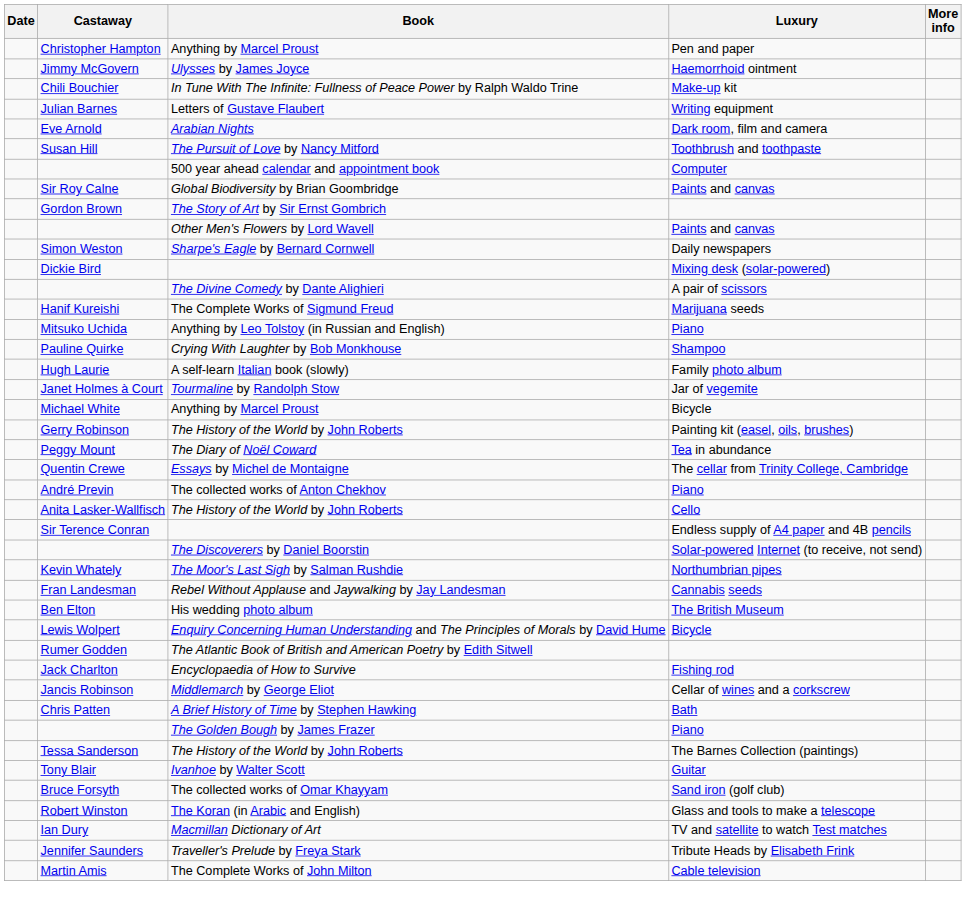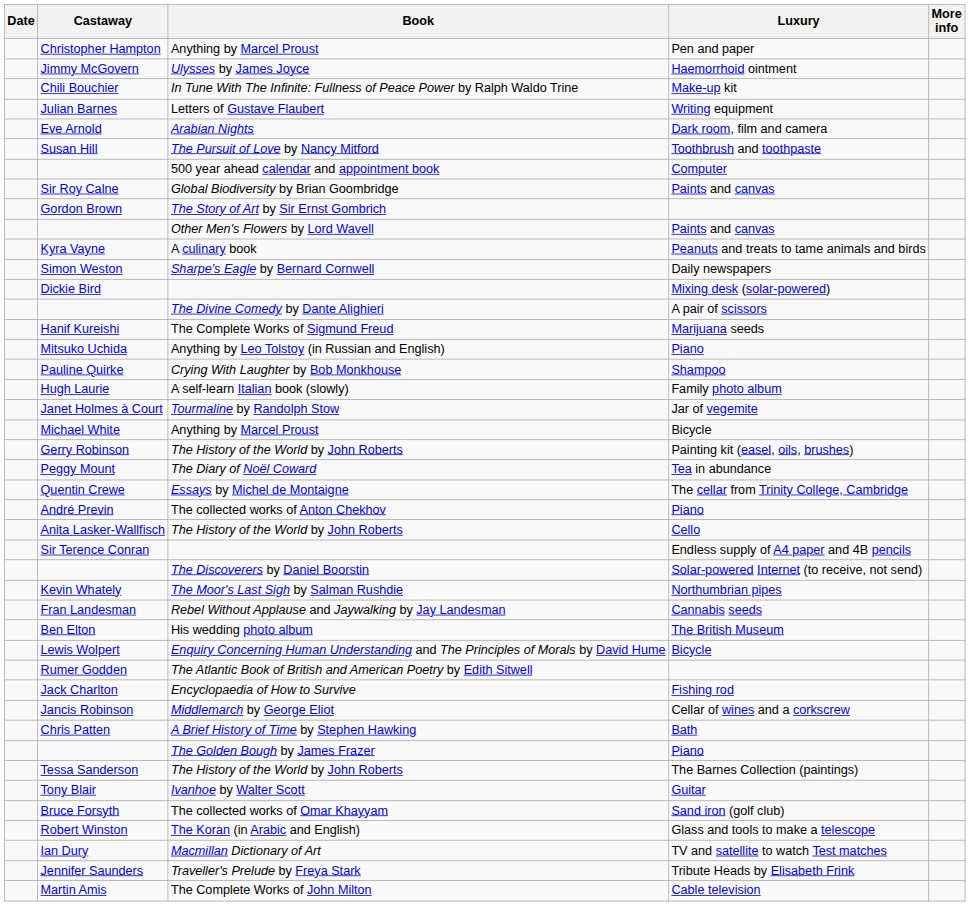+ row: (73, 249)
